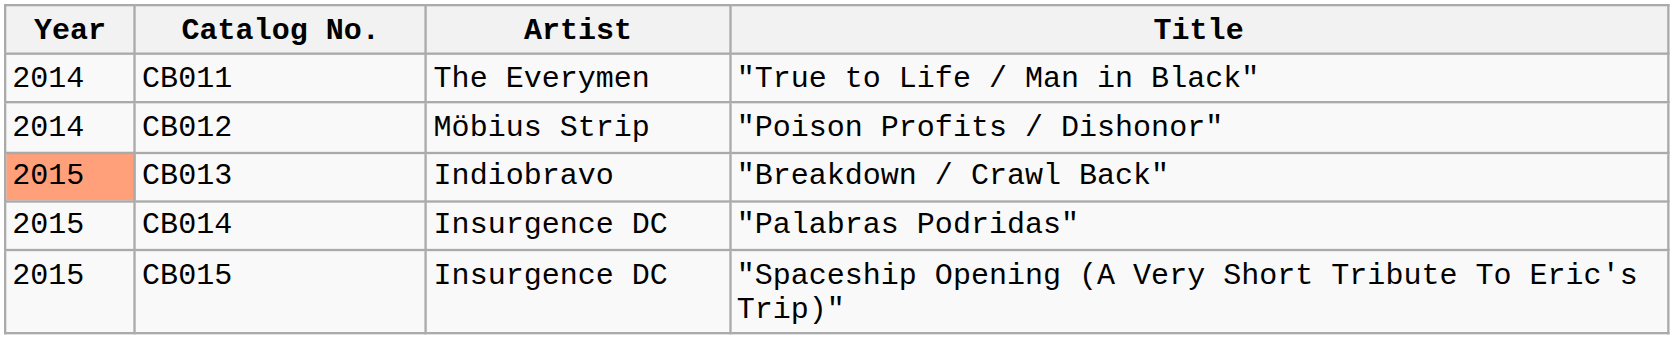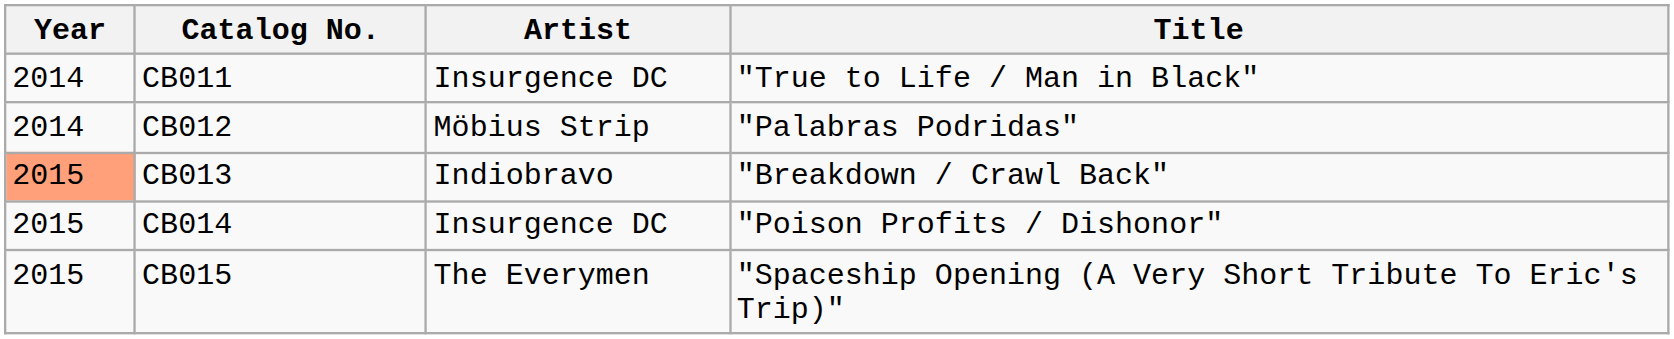(542, 79) The Everymen -> (551, 79) Insurgence DC
(980, 128) "Poison Profits / Dishonor" -> (908, 128) "Palabras Podridas"
(908, 225) "Palabras Podridas" -> (980, 225) "Poison Profits / Dishonor"
(551, 274) Insurgence DC -> (542, 274) The Everymen
